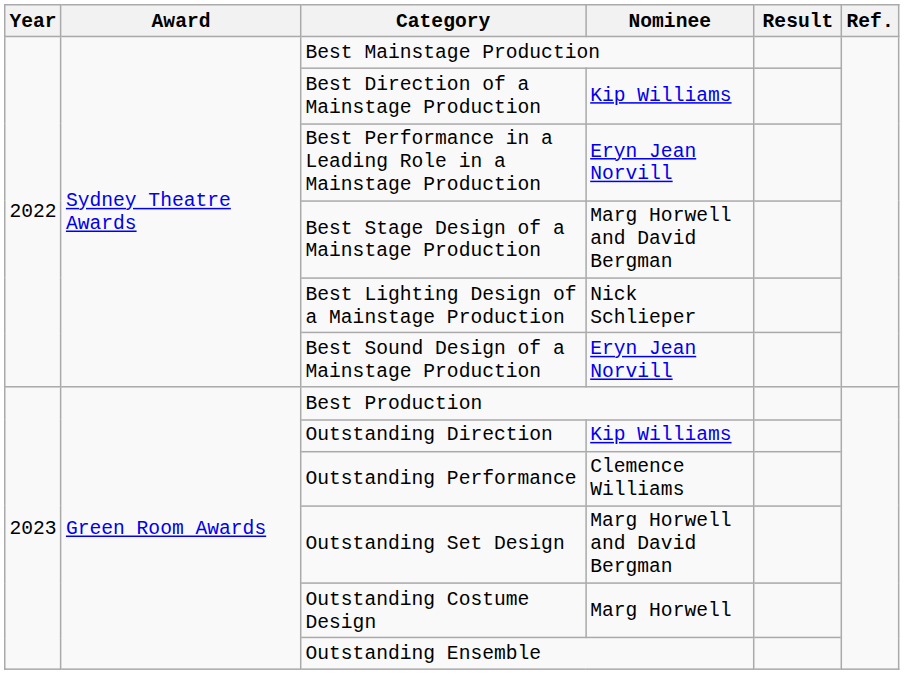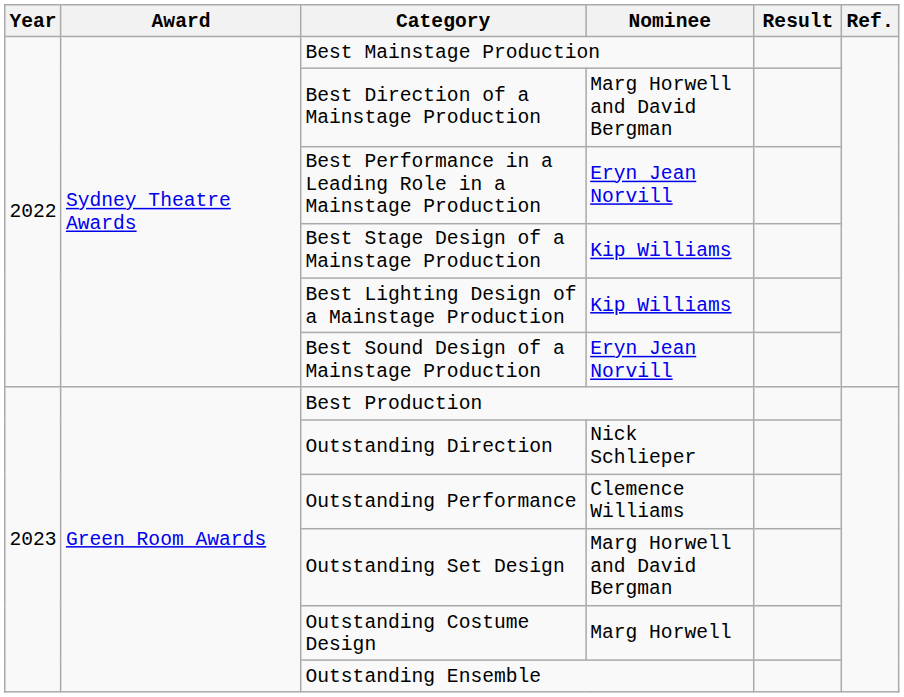(661, 96) Kip Williams -> (661, 107) Marg Horwell and David Bergman
(661, 239) Marg Horwell and David Bergman -> (661, 251) Kip Williams
(643, 305) Nick Schlieper -> (661, 305) Kip Williams
(661, 435) Kip Williams -> (643, 447) Nick Schlieper
